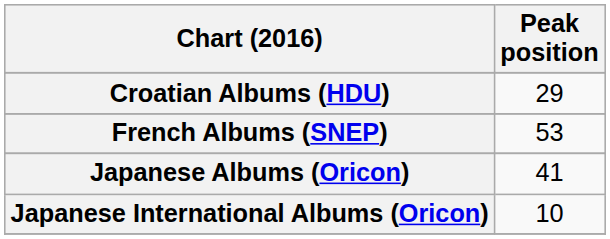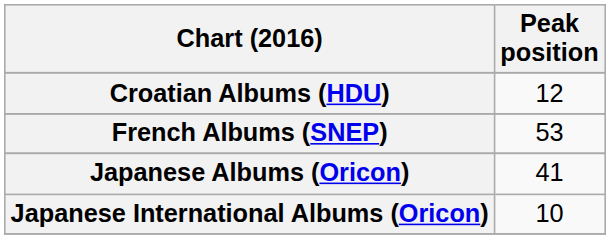(549, 93) 29 -> (549, 93) 12
